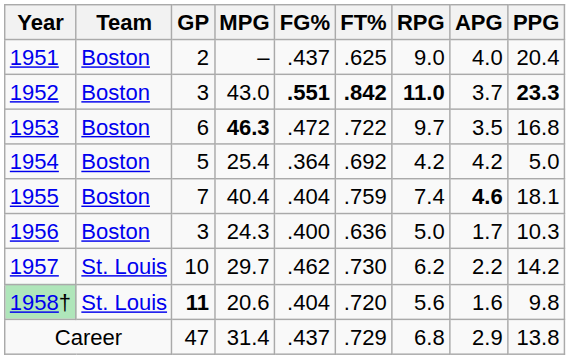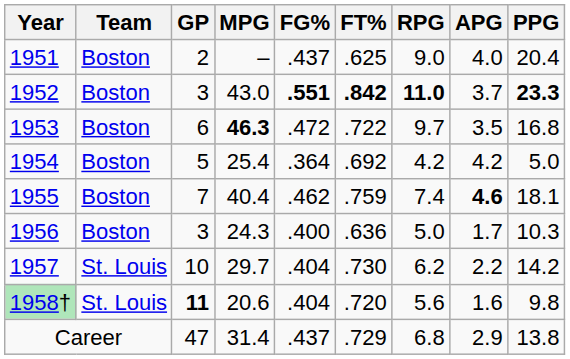(309, 197) .404 -> (309, 197) .462
(309, 267) .462 -> (309, 267) .404
